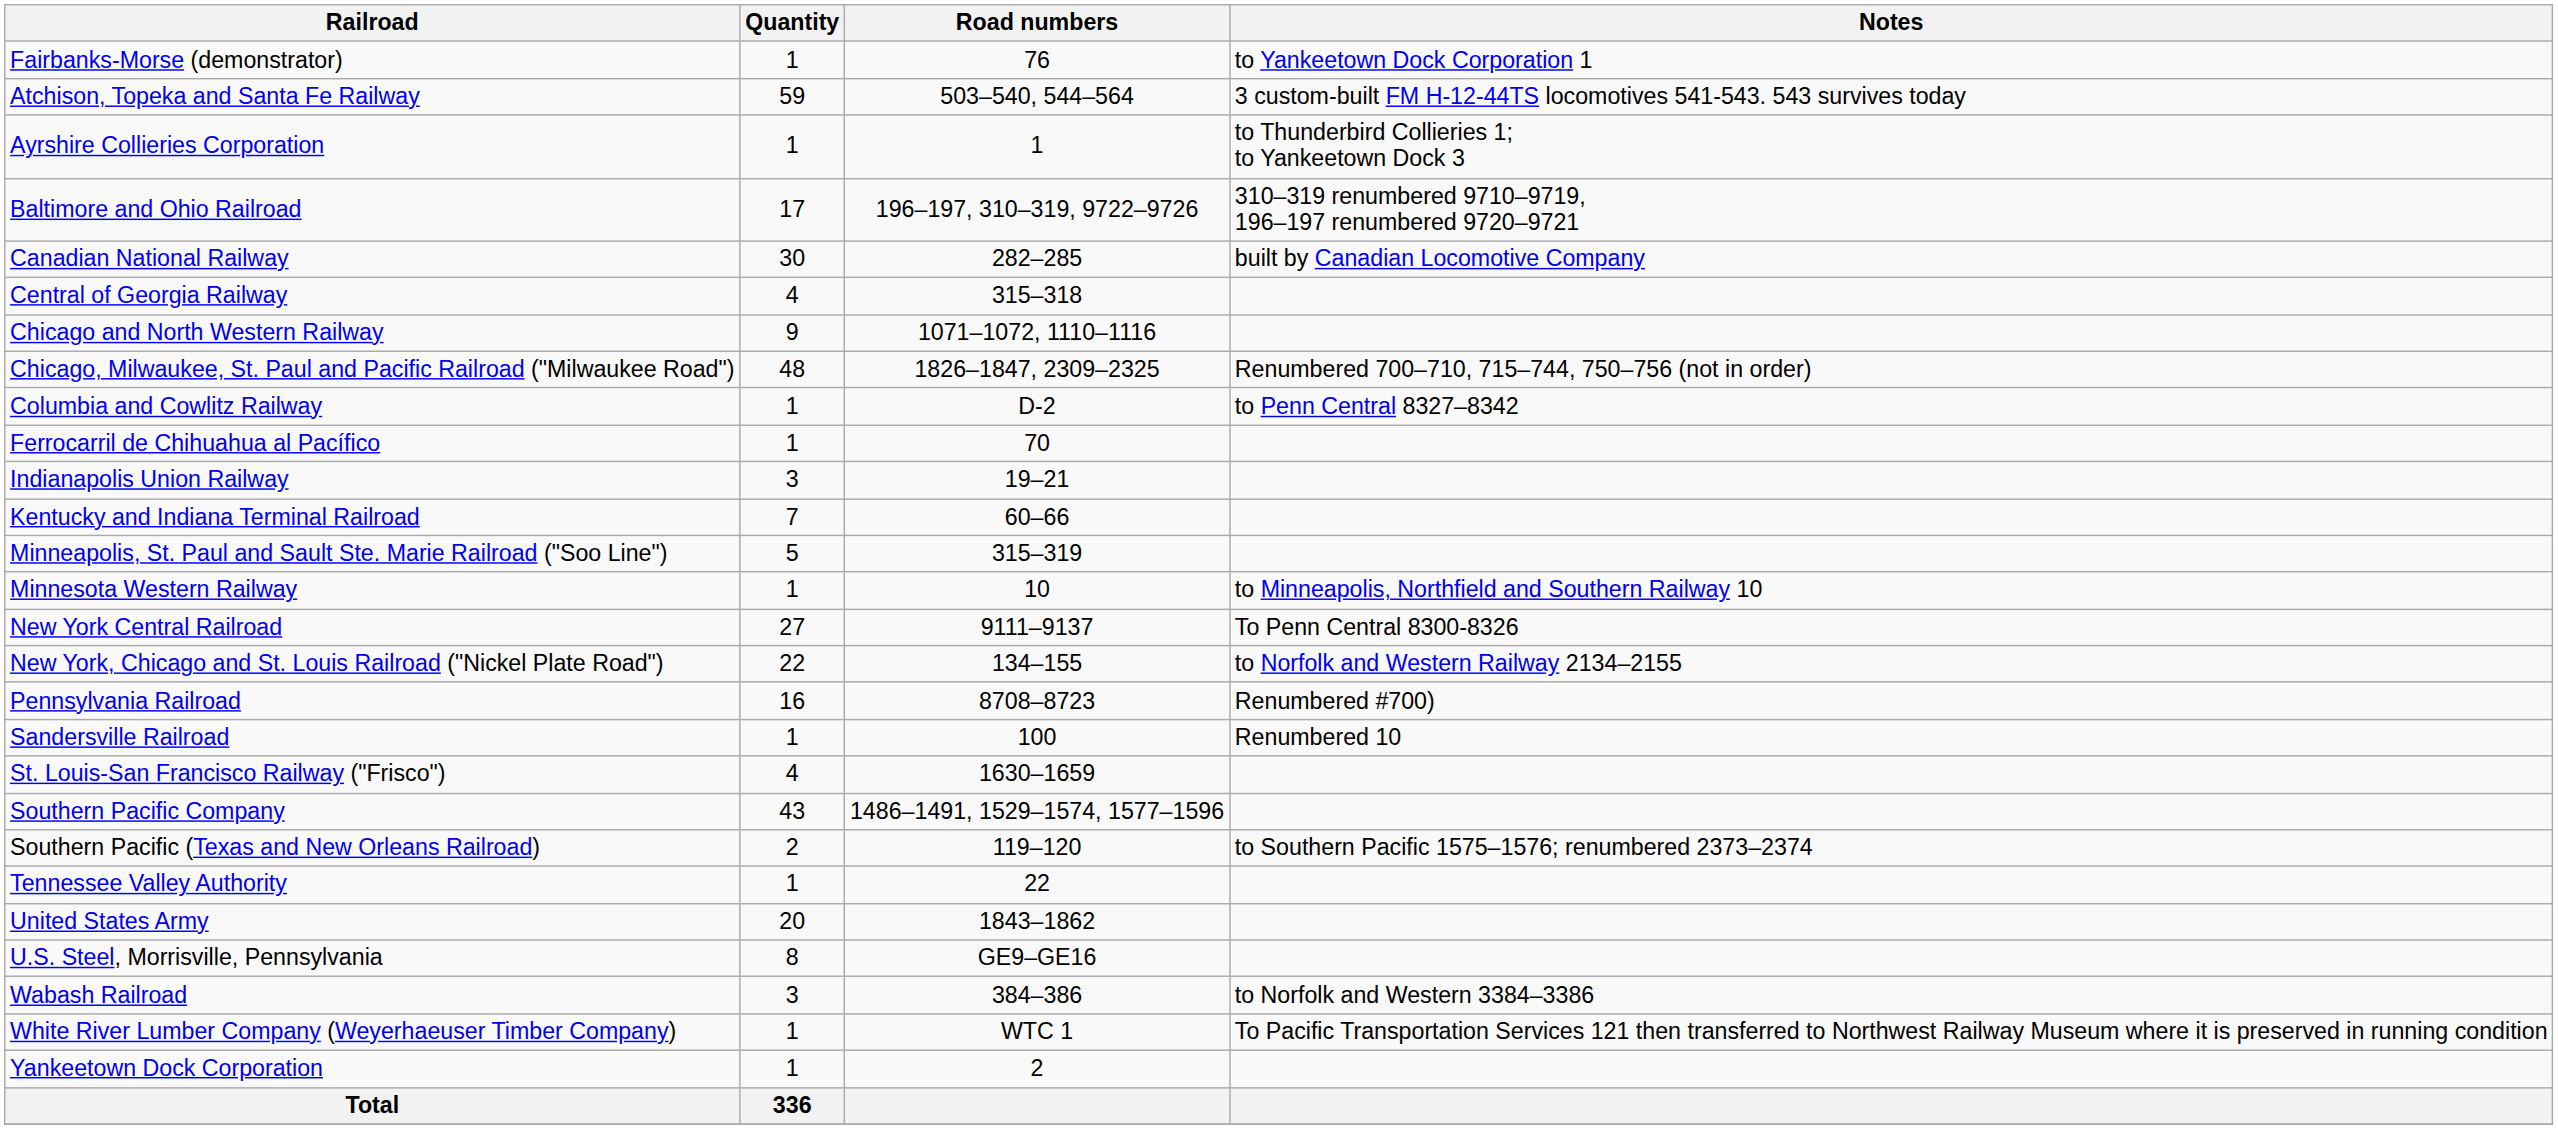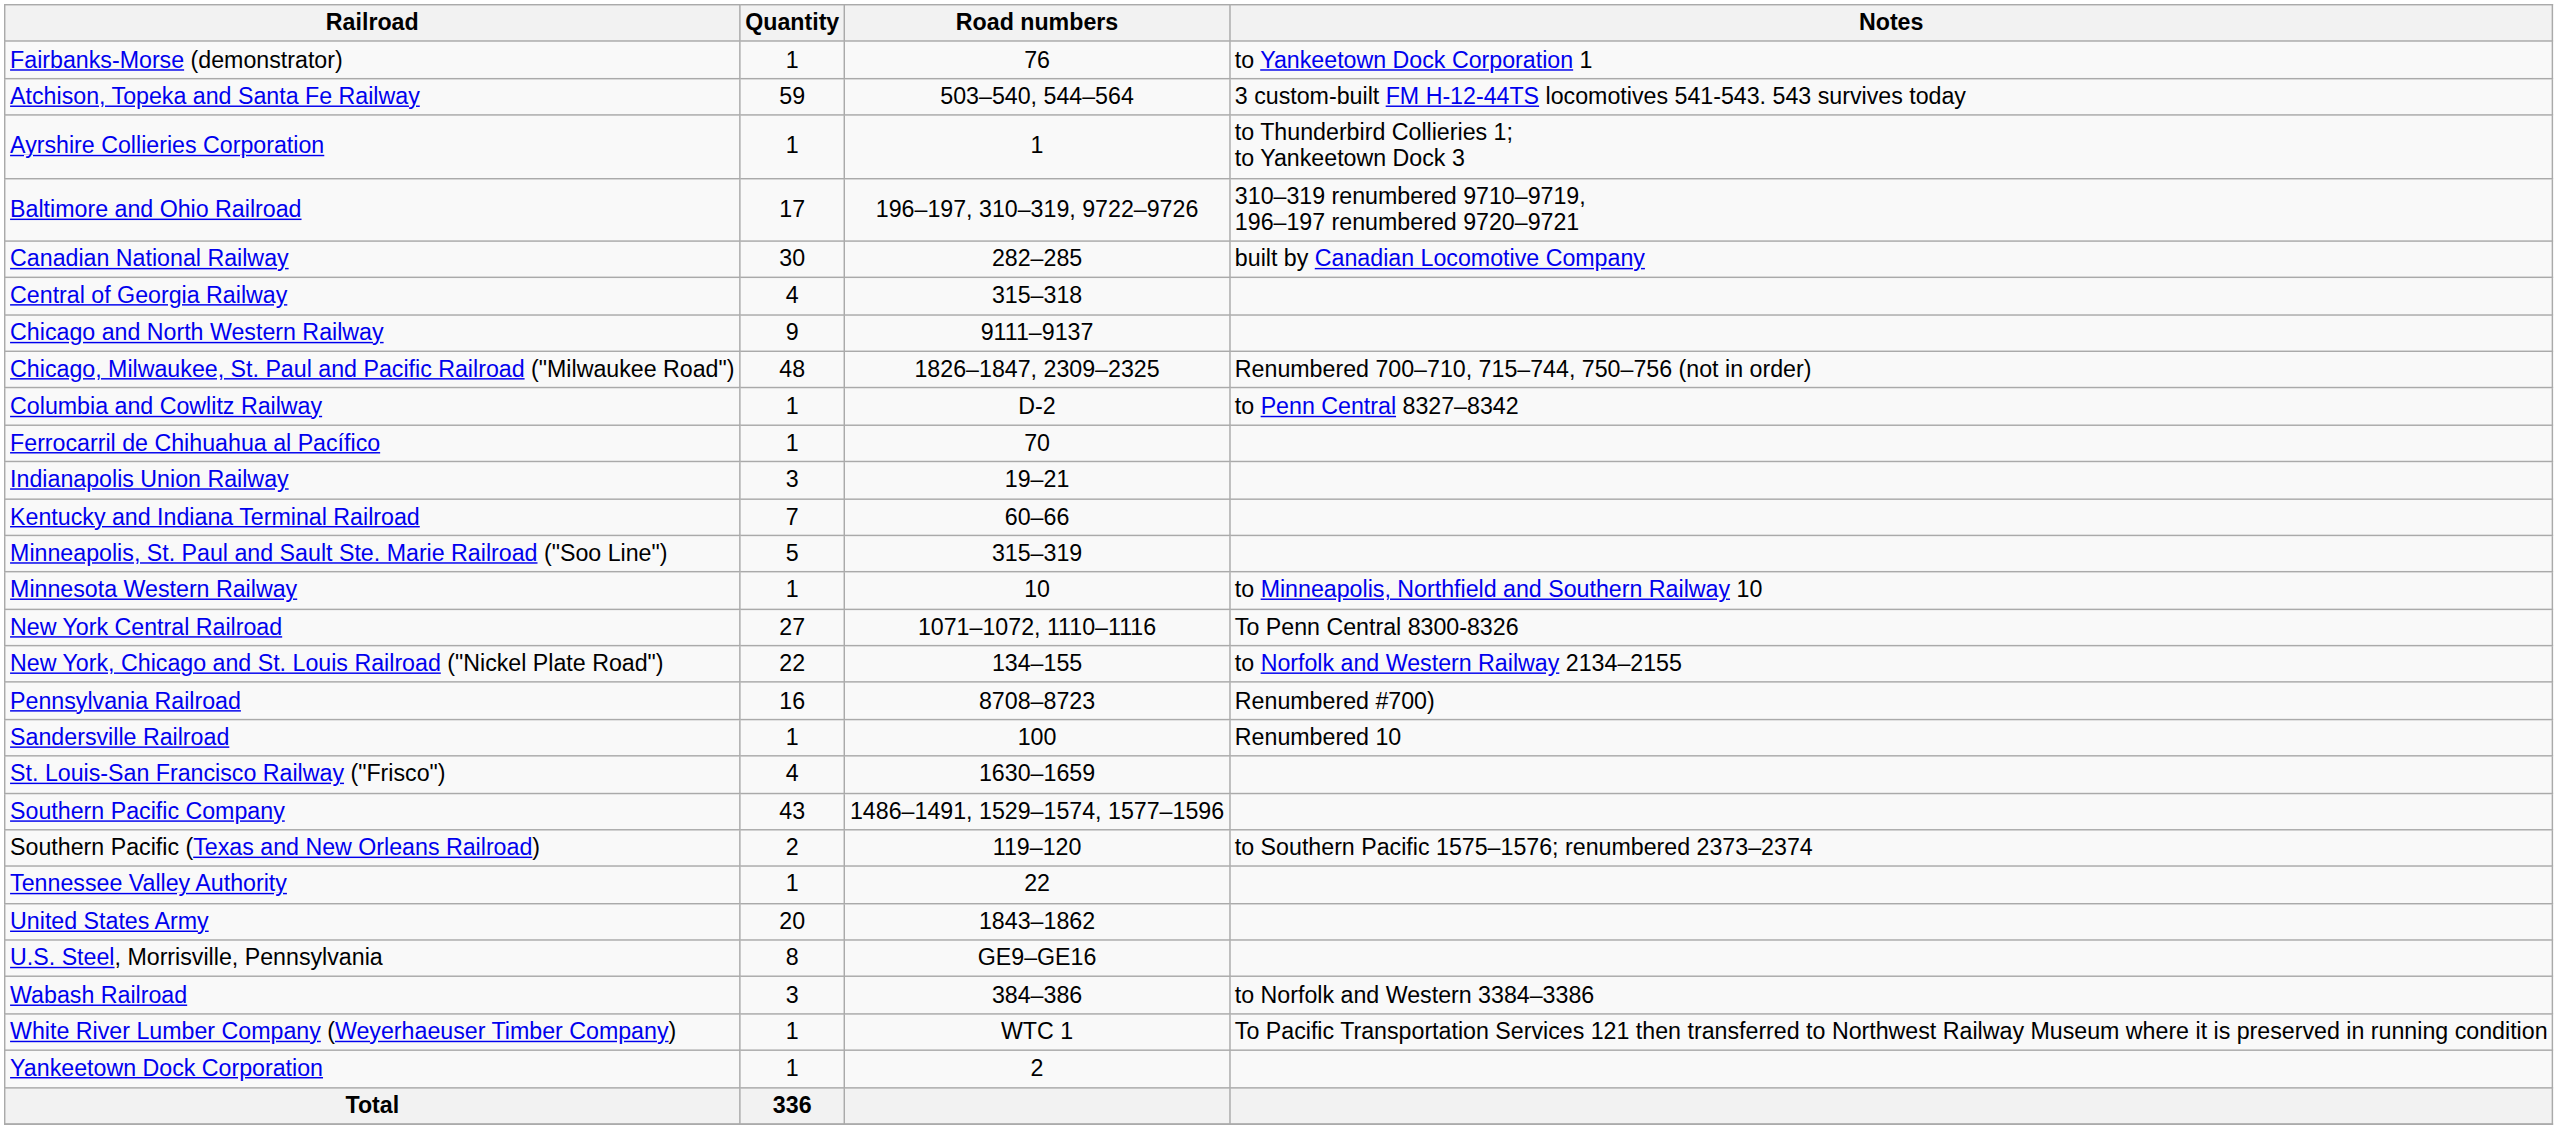(1037, 332) 1071–1072, 1110–1116 -> (1037, 332) 9111–9137
(1037, 627) 9111–9137 -> (1037, 627) 1071–1072, 1110–1116
